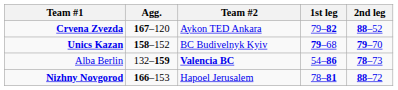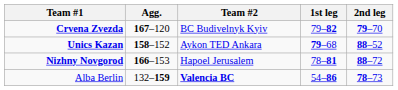(221, 28) Aykon TED Ankara -> (224, 28) BC Budivelnyk Kyiv
(370, 28) 88–52 -> (370, 28) 79–70
(224, 45) BC Budivelnyk Kyiv -> (221, 45) Aykon TED Ankara
(370, 45) 79–70 -> (370, 45) 88–52
rows swapped: (99, 61) <-> (85, 77)
